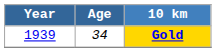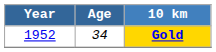(40, 37) 1939 -> (40, 37) 1952
